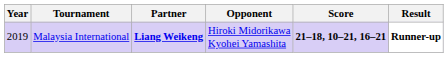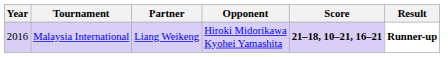(18, 37) 2019 -> (18, 37) 2016
(169, 37) bold -> (167, 37) normal
